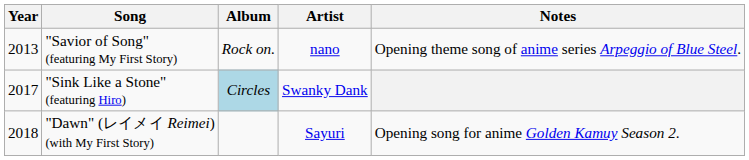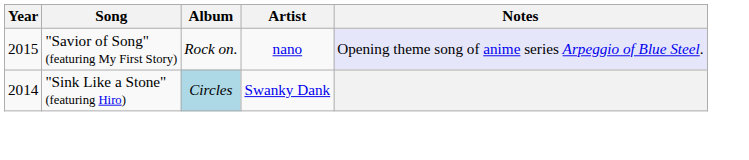(23, 49) 2013 -> (23, 49) 2015
(558, 49) no background -> (520, 49) lavender background
(23, 90) 2017 -> (23, 90) 2014
- row: (130, 133)
